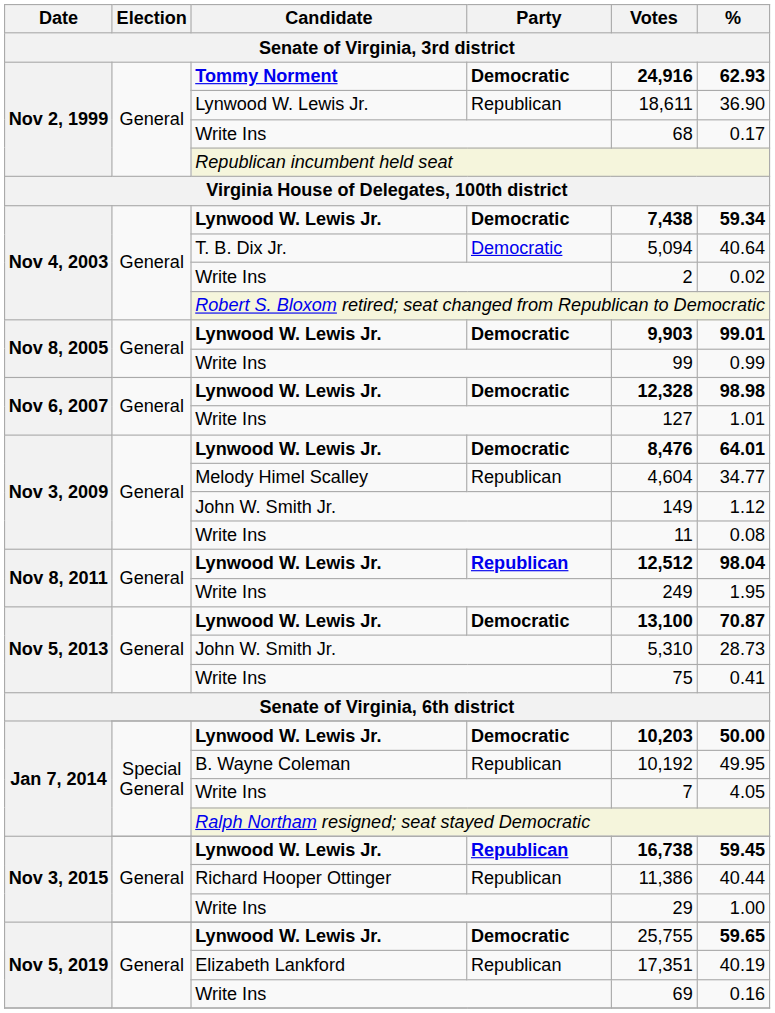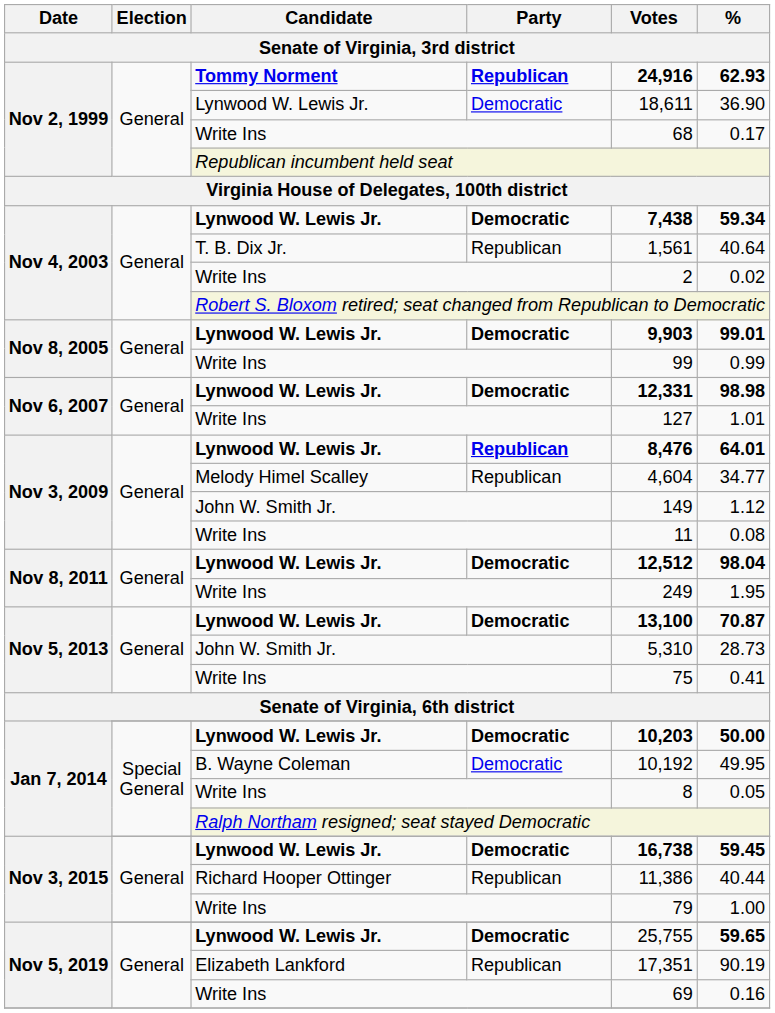(520, 76) Democratic -> (520, 76) Republican
(516, 104) Republican -> (517, 104) Democratic
(517, 248) Democratic -> (516, 248) Republican
(670, 248) 5,094 -> (670, 248) 1,561
(665, 391) 12,328 -> (665, 391) 12,331
(520, 448) Democratic -> (520, 448) Republican
(520, 563) Republican -> (520, 563) Democratic
(516, 764) Republican -> (517, 764) Democratic
(688, 793) 7 -> (688, 793) 8
(747, 793) 4.05 -> (747, 793) 0.05
(520, 850) Republican -> (520, 850) Democratic
(683, 907) 29 -> (683, 907) 79
(742, 965) 40.19 -> (742, 965) 90.19
